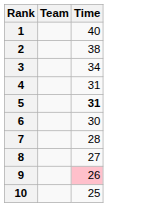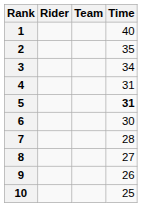+ column: (55, 13)
(94, 49) 38 -> (128, 49) 35
(94, 175) pink background -> (128, 175) no background
